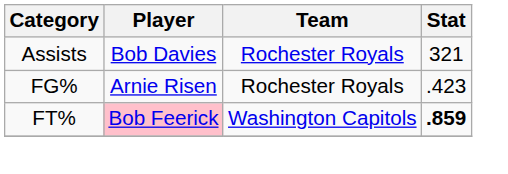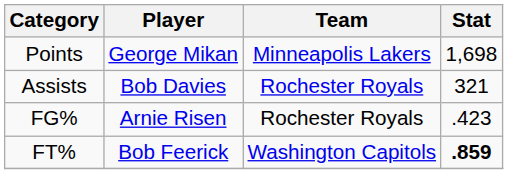+ row: (54, 53)
(163, 119) pink background -> (173, 151) no background
